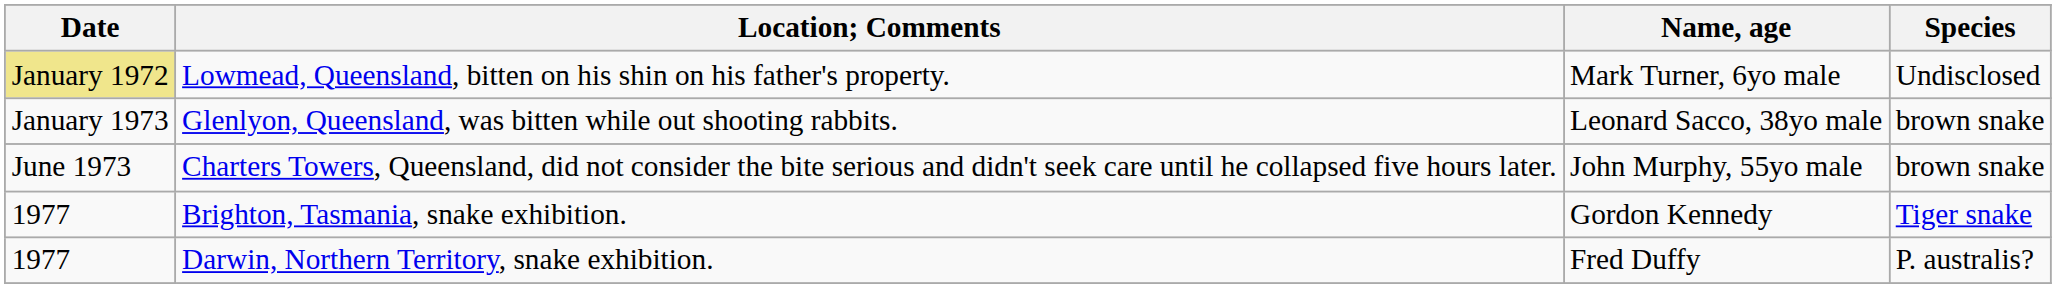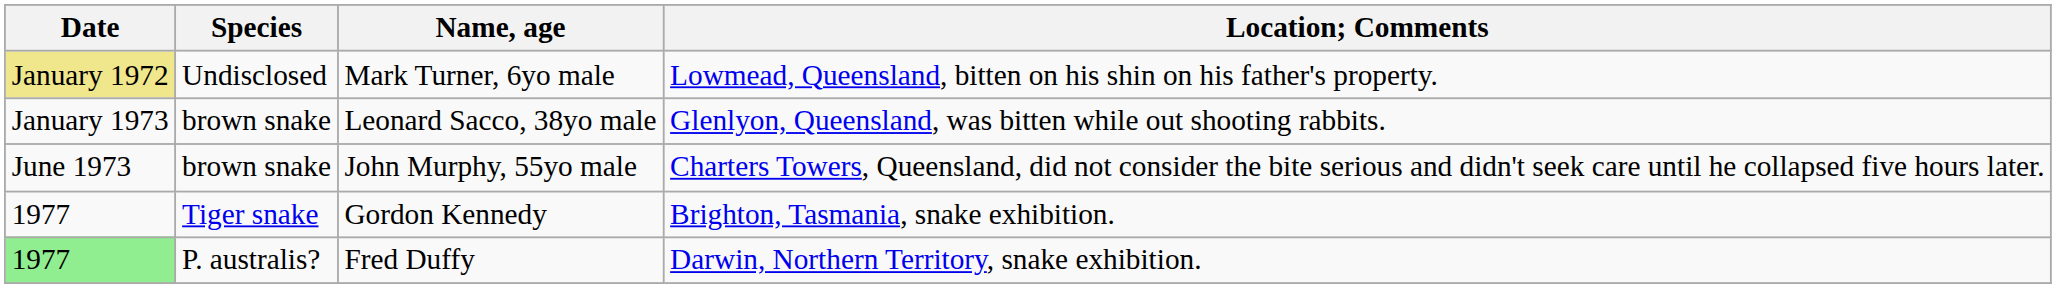columns swapped: (1970, 27) <-> (869, 27)
(41, 259) no background -> (41, 259) lightgreen background
